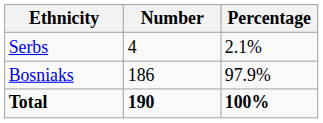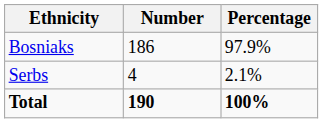rows swapped: (41, 74) <-> (28, 46)
